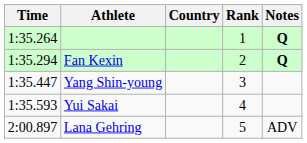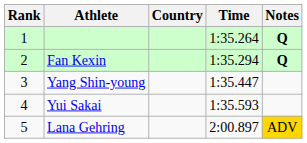columns swapped: (242, 15) <-> (33, 15)
(282, 127) no background -> (282, 127) gold background
